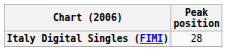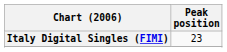(197, 39) 28 -> (197, 39) 23
